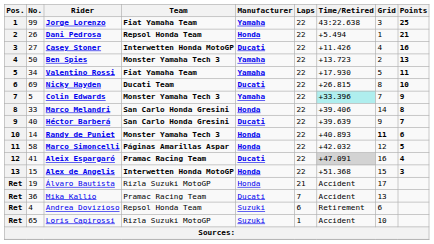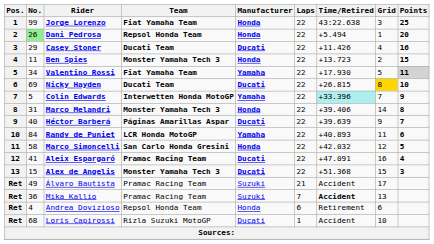(251, 23) Yamaha -> (249, 23) Honda
(33, 36) no background -> (33, 36) lightgreen background
(404, 36) 21 -> (404, 36) 20
(33, 48) 27 -> (33, 48) 29
(178, 48) Interwetten Honda MotoGP -> (149, 48) Ducati Team
(33, 60) 50 -> (33, 60) 11
(251, 60) Yamaha -> (249, 60) Honda
(404, 60) 13 -> (404, 60) 15
(404, 73) no background -> (404, 73) lightgrey background
(380, 85) no background -> (380, 85) gold background
(172, 97) Monster Yamaha Tech 3 -> (178, 97) Interwetten Honda MotoGP
(33, 110) 33 -> (33, 110) 31
(176, 110) San Carlo Honda Gresini -> (172, 110) Monster Yamaha Tech 3
(176, 122) San Carlo Honda Gresini -> (176, 122) Páginas Amarillas Aspar
(33, 134) 14 -> (33, 134) 84
(172, 134) Monster Yamaha Tech 3 -> (160, 134) LCR Honda MotoGP
(249, 134) Honda -> (251, 134) Yamaha
(382, 134) bold -> (382, 134) normal
(176, 147) Páginas Amarillas Aspar -> (176, 147) San Carlo Honda Gresini
(335, 159) lightgrey background -> (335, 159) no background
(178, 172) Interwetten Honda MotoGP -> (172, 172) Monster Yamaha Tech 3
(249, 172) Honda -> (251, 172) Ducati
(33, 184) 19 -> (33, 184) 49
(167, 184) Rizla Suzuki MotoGP -> (165, 184) Pramac Racing Team
(249, 184) Honda -> (251, 184) Suzuki
(251, 196) Ducati -> (251, 196) Suzuki
(337, 196) normal -> (337, 196) bold
(251, 209) Suzuki -> (249, 209) Honda
(33, 221) 65 -> (33, 221) 68
(251, 221) Suzuki -> (251, 221) Ducati
